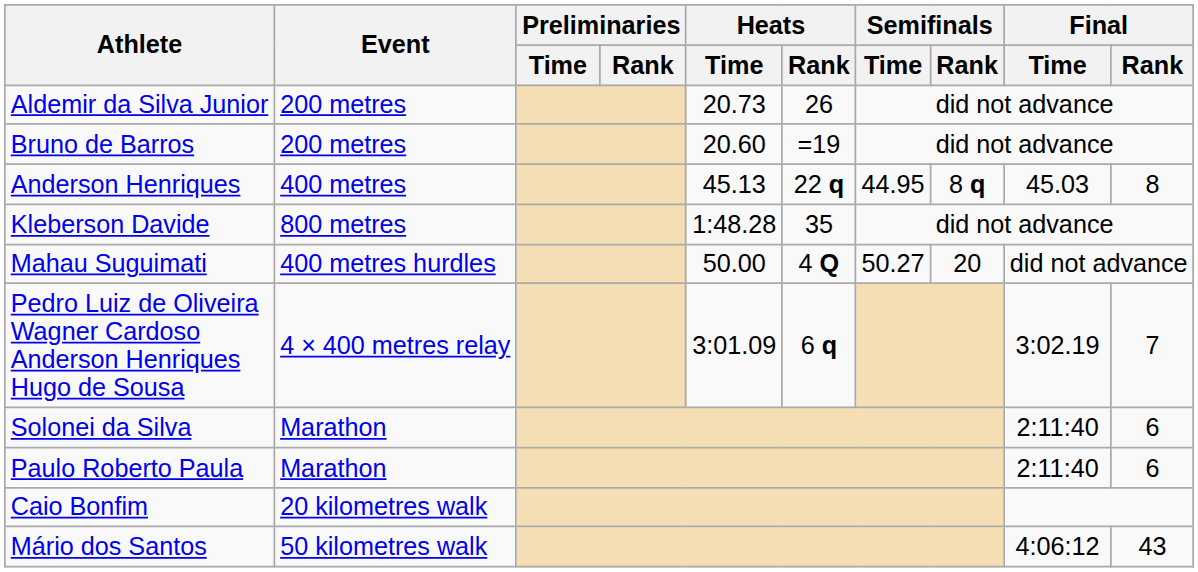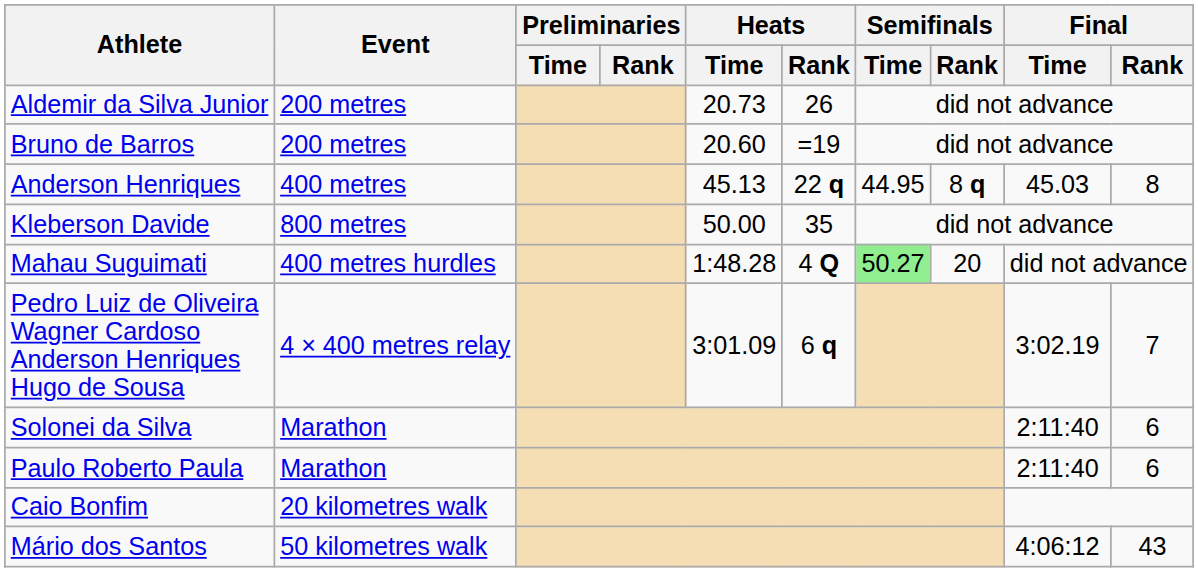(734, 224) 1:48.28 -> (734, 224) 50.00
(734, 264) 50.00 -> (734, 264) 1:48.28
(893, 264) no background -> (893, 264) lightgreen background
